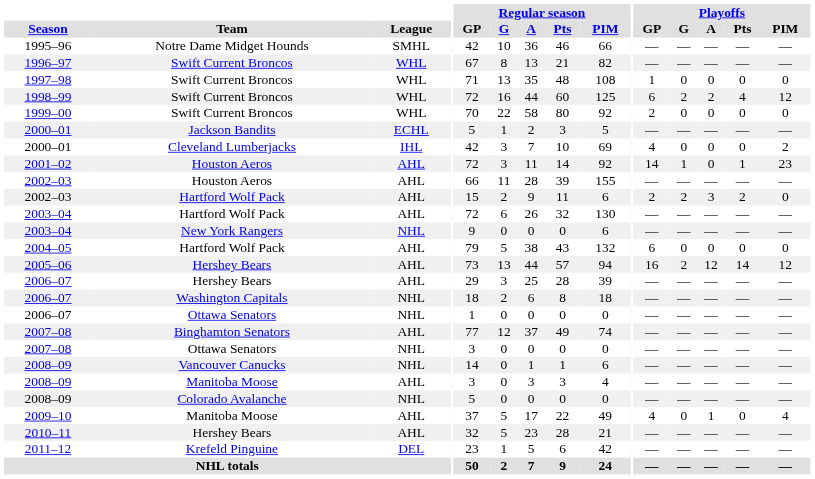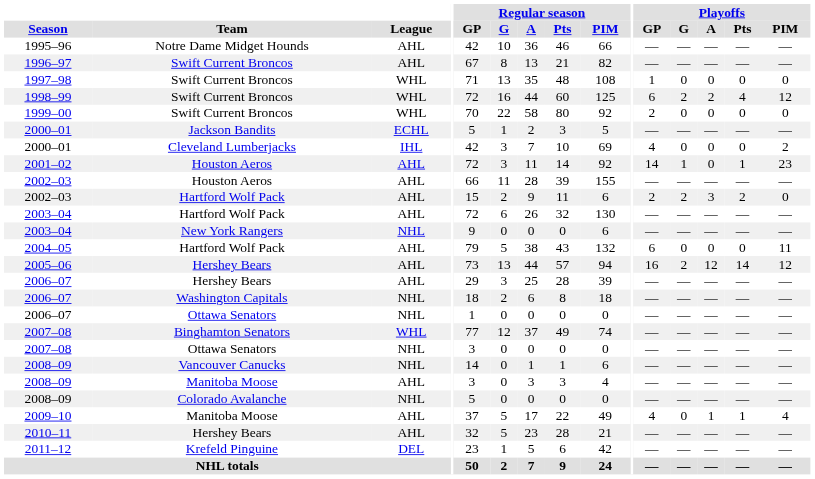(411, 46) SMHL -> (411, 46) AHL
(411, 62) WHL -> (411, 62) AHL
(785, 247) 0 -> (785, 247) 11
(411, 331) AHL -> (411, 331) WHL
(742, 415) 0 -> (742, 415) 1
